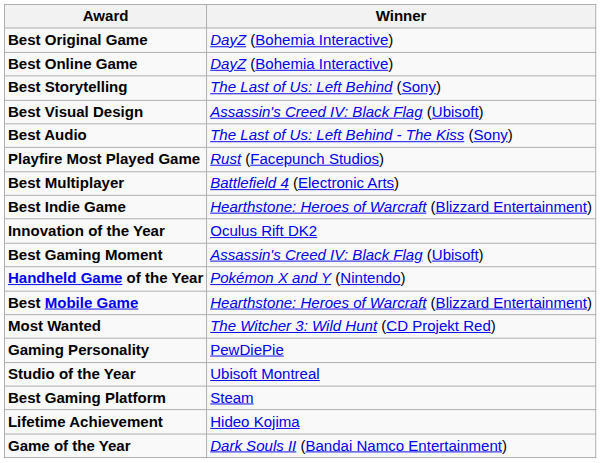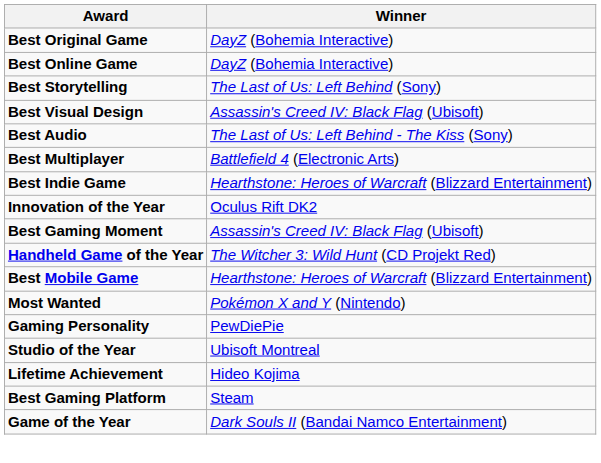- row: (104, 159)
(308, 278) Pokémon X and Y (Nintendo) -> (353, 254) The Witcher 3: Wild Hunt (CD Projekt Red)
(353, 326) The Witcher 3: Wild Hunt (CD Projekt Red) -> (308, 302) Pokémon X and Y (Nintendo)
rows swapped: (87, 398) <-> (85, 421)
